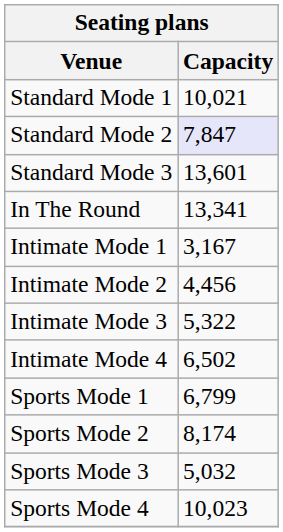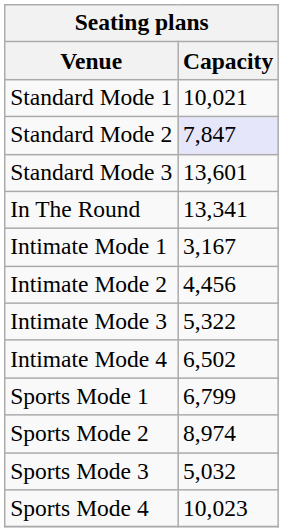(209, 433) 8,174 -> (209, 433) 8,974
